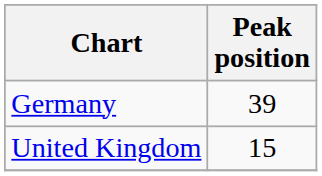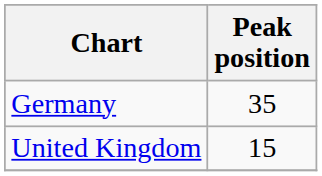(262, 103) 39 -> (262, 103) 35
